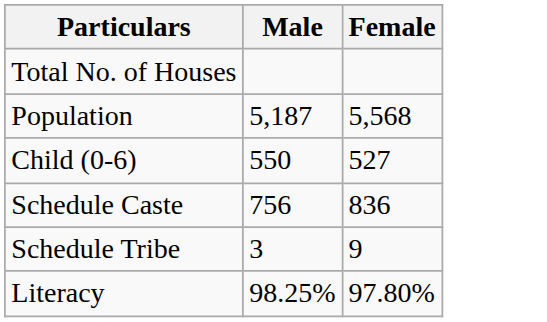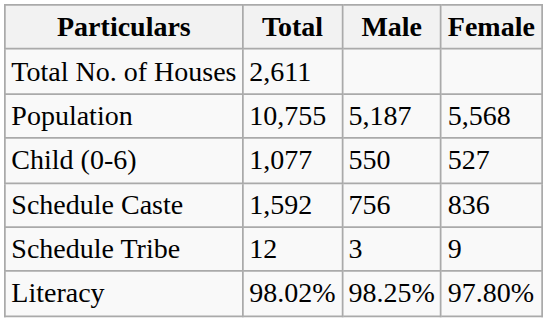+ column: (293, 26)
